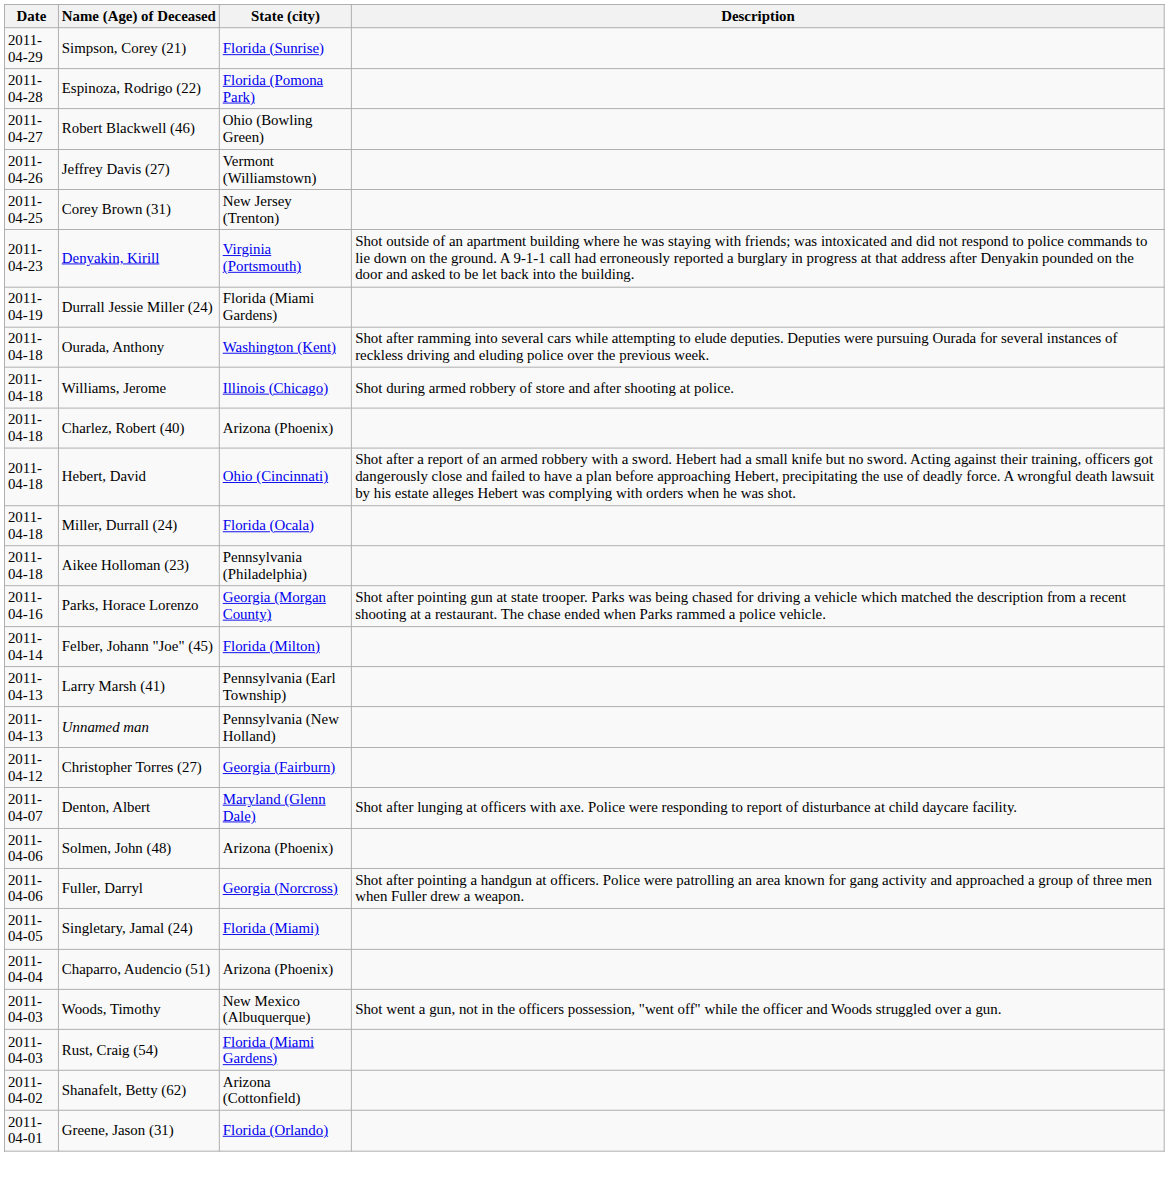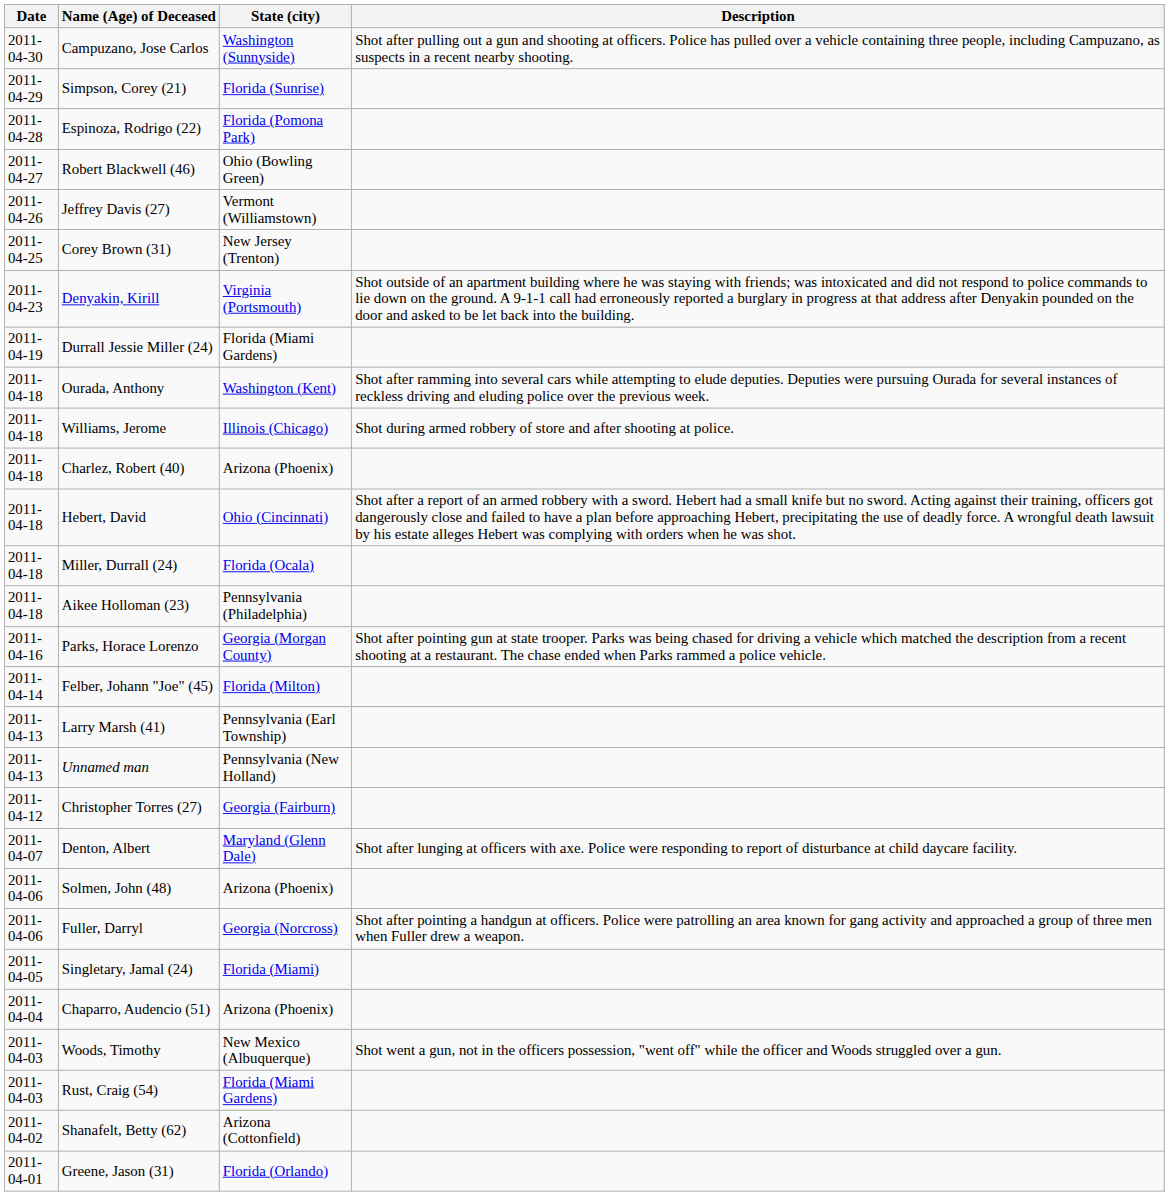+ row: (135, 48)
